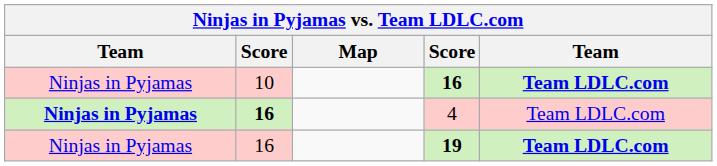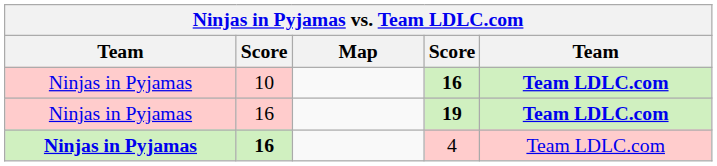rows swapped: (452, 113) <-> (452, 144)
